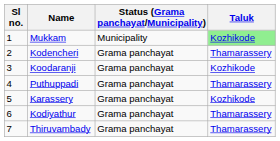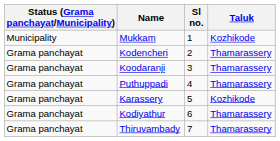columns swapped: (16, 17) <-> (152, 17)
(233, 38) lightgreen background -> (233, 38) no background
(233, 68) Kozhikode -> (241, 68) Thamarassery
